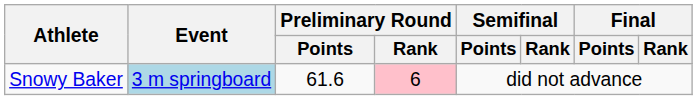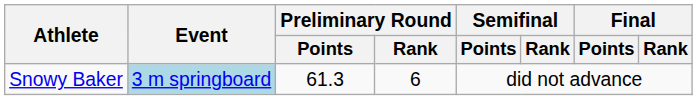(325, 80) 61.6 -> (325, 80) 61.3
(415, 80) pink background -> (415, 80) no background
